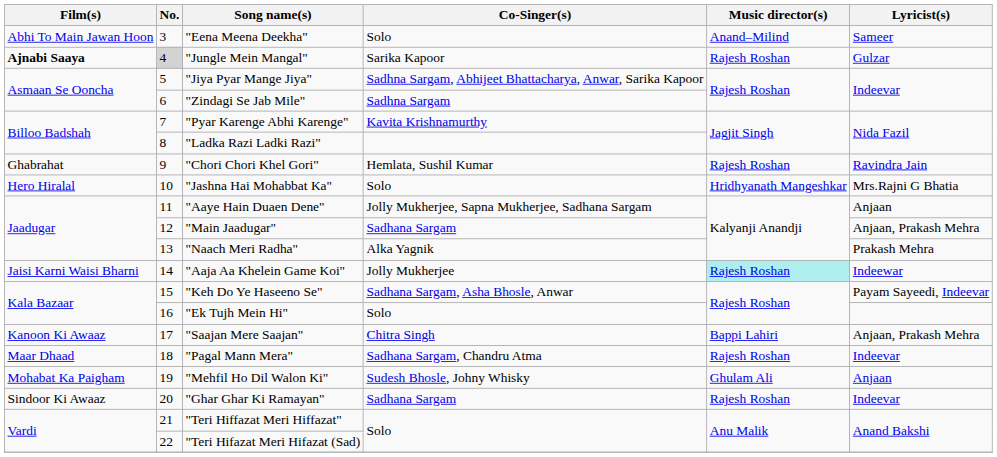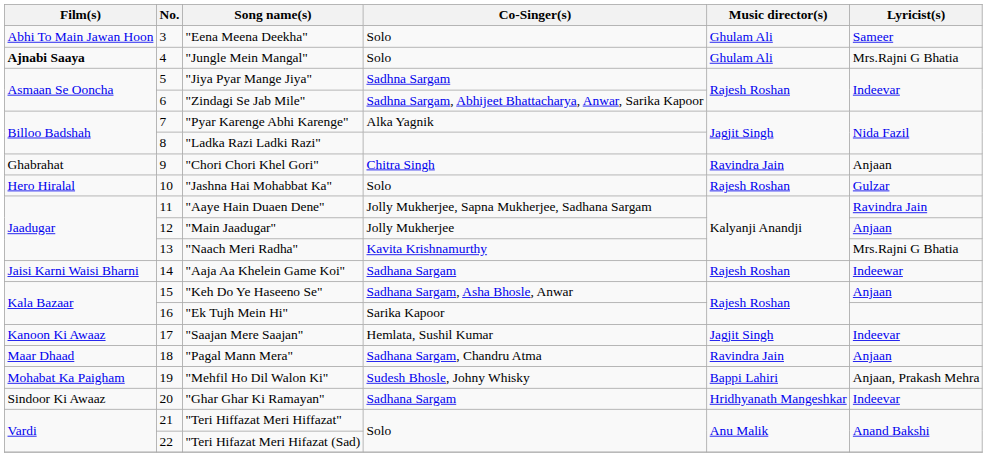(749, 36) Anand–Milind -> (741, 36) Ghulam Ali
(163, 57) lightgrey background -> (163, 57) no background
(406, 57) Sarika Kapoor -> (379, 57) Solo
(750, 57) Rajesh Roshan -> (741, 57) Ghulam Ali
(871, 57) Gulzar -> (906, 57) Mrs.Rajni G Bhatia
(535, 79) Sadhna Sargam, Abhijeet Bhattacharya, Anwar, Sarika Kapoor -> (408, 79) Sadhna Sargam
(408, 100) Sadhna Sargam -> (535, 100) Sadhna Sargam, Abhijeet Bhattacharya, Anwar, Sarika Kapoor
(427, 121) Kavita Krishnamurthy -> (400, 121) Alka Yagnik
(430, 164) Hemlata, Sushil Kumar -> (401, 164) Chitra Singh
(750, 164) Rajesh Roshan -> (747, 164) Ravindra Jain
(890, 164) Ravindra Jain -> (872, 164) Anjaan
(778, 185) Hridhyanath Mangeshkar -> (750, 185) Rajesh Roshan
(906, 185) Mrs.Rajni G Bhatia -> (871, 185) Gulzar
(872, 206) Anjaan -> (890, 206) Ravindra Jain
(411, 228) Sadhana Sargam -> (410, 228) Jolly Mukherjee
(916, 228) Anjaan, Prakash Mehra -> (872, 228) Anjaan
(400, 249) Alka Yagnik -> (427, 249) Kavita Krishnamurthy
(893, 249) Prakash Mehra -> (906, 249) Mrs.Rajni G Bhatia
(410, 270) Jolly Mukherjee -> (411, 270) Sadhana Sargam
(750, 270) paleturquoise background -> (750, 270) no background
(921, 292) Payam Sayeedi, Indeevar -> (872, 292) Anjaan
(379, 313) Solo -> (406, 313) Sarika Kapoor
(401, 334) Chitra Singh -> (430, 334) Hemlata, Sushil Kumar
(744, 334) Bappi Lahiri -> (742, 334) Jagjit Singh
(916, 334) Anjaan, Prakash Mehra -> (876, 334) Indeevar
(750, 356) Rajesh Roshan -> (747, 356) Ravindra Jain
(876, 356) Indeevar -> (872, 356) Anjaan
(741, 377) Ghulam Ali -> (744, 377) Bappi Lahiri
(872, 377) Anjaan -> (916, 377) Anjaan, Prakash Mehra
(750, 398) Rajesh Roshan -> (778, 398) Hridhyanath Mangeshkar
